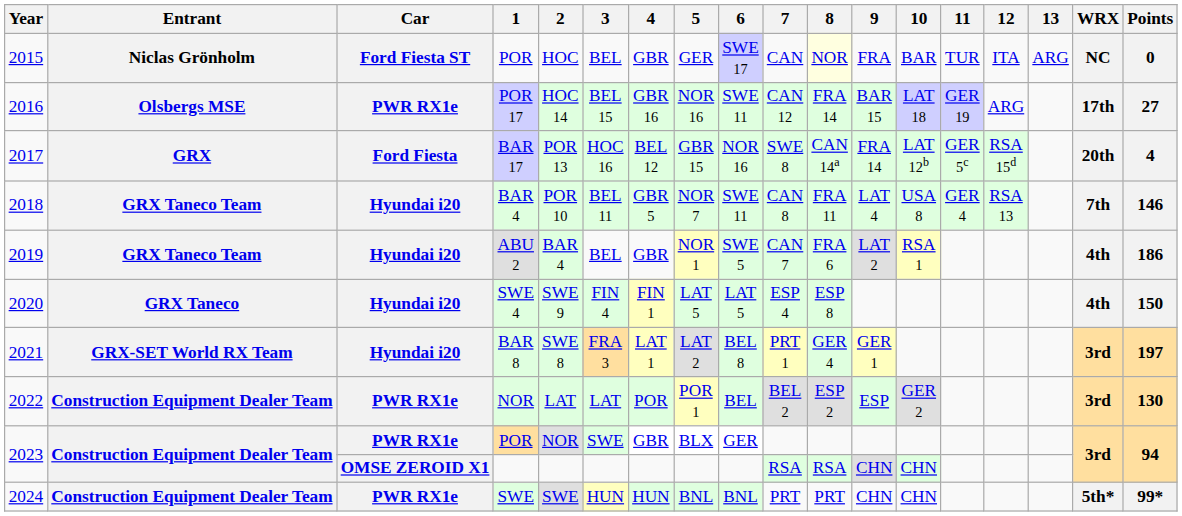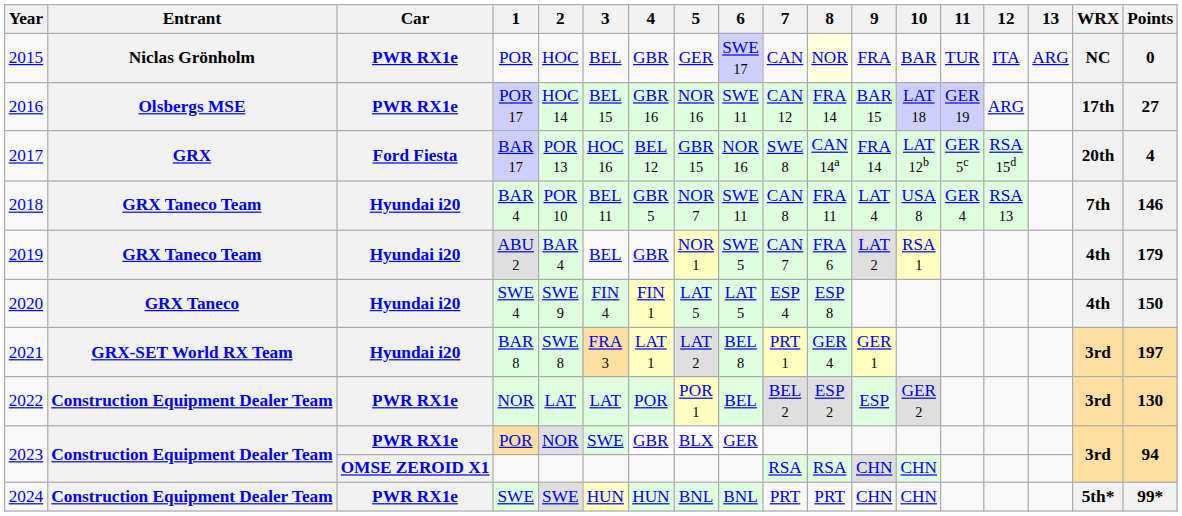(415, 57) Ford Fiesta ST -> (415, 57) PWR RX1e
(1150, 254) 186 -> (1150, 254) 179
